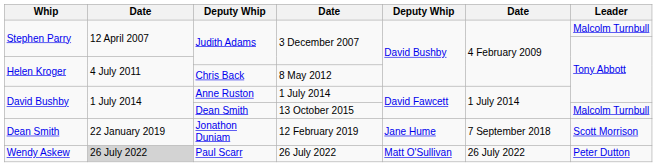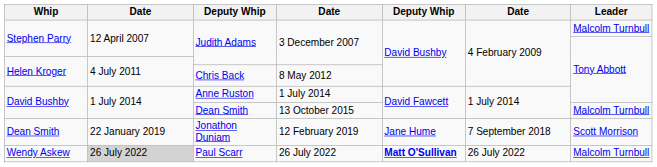(418, 153) normal -> (421, 153) bold
(601, 153) Peter Dutton -> (611, 153) Malcolm Turnbull
